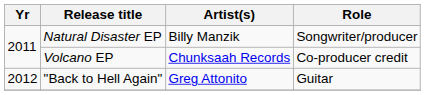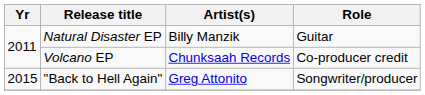(357, 36) Songwriter/producer -> (315, 36) Guitar
(22, 79) 2012 -> (22, 79) 2015
(315, 79) Guitar -> (357, 79) Songwriter/producer
